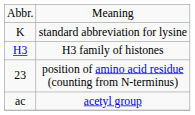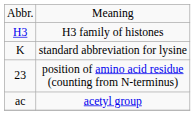rows swapped: (113, 50) <-> (113, 32)
